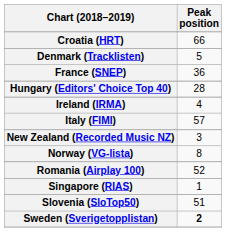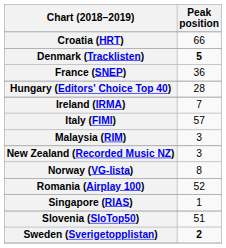(199, 56) normal -> (199, 56) bold
(199, 105) 4 -> (199, 105) 7
+ row: (91, 137)
